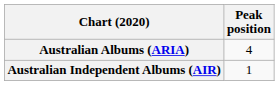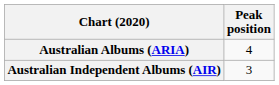(249, 70) 1 -> (249, 70) 3
